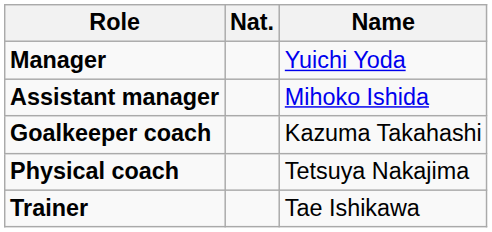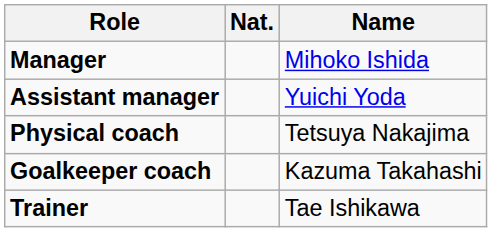(345, 60) Yuichi Yoda -> (357, 60) Mihoko Ishida
(357, 97) Mihoko Ishida -> (345, 97) Yuichi Yoda
rows swapped: (111, 134) <-> (95, 171)
